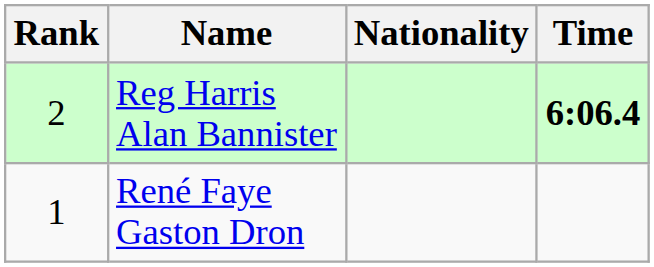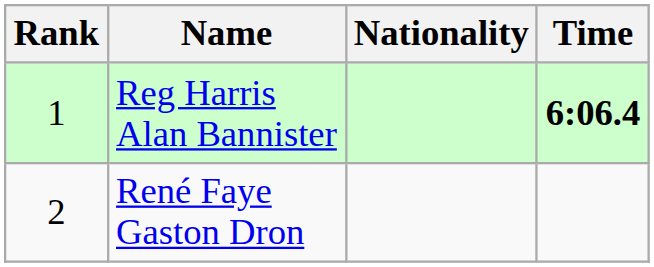(56, 112) 2 -> (56, 112) 1
(56, 211) 1 -> (56, 211) 2
